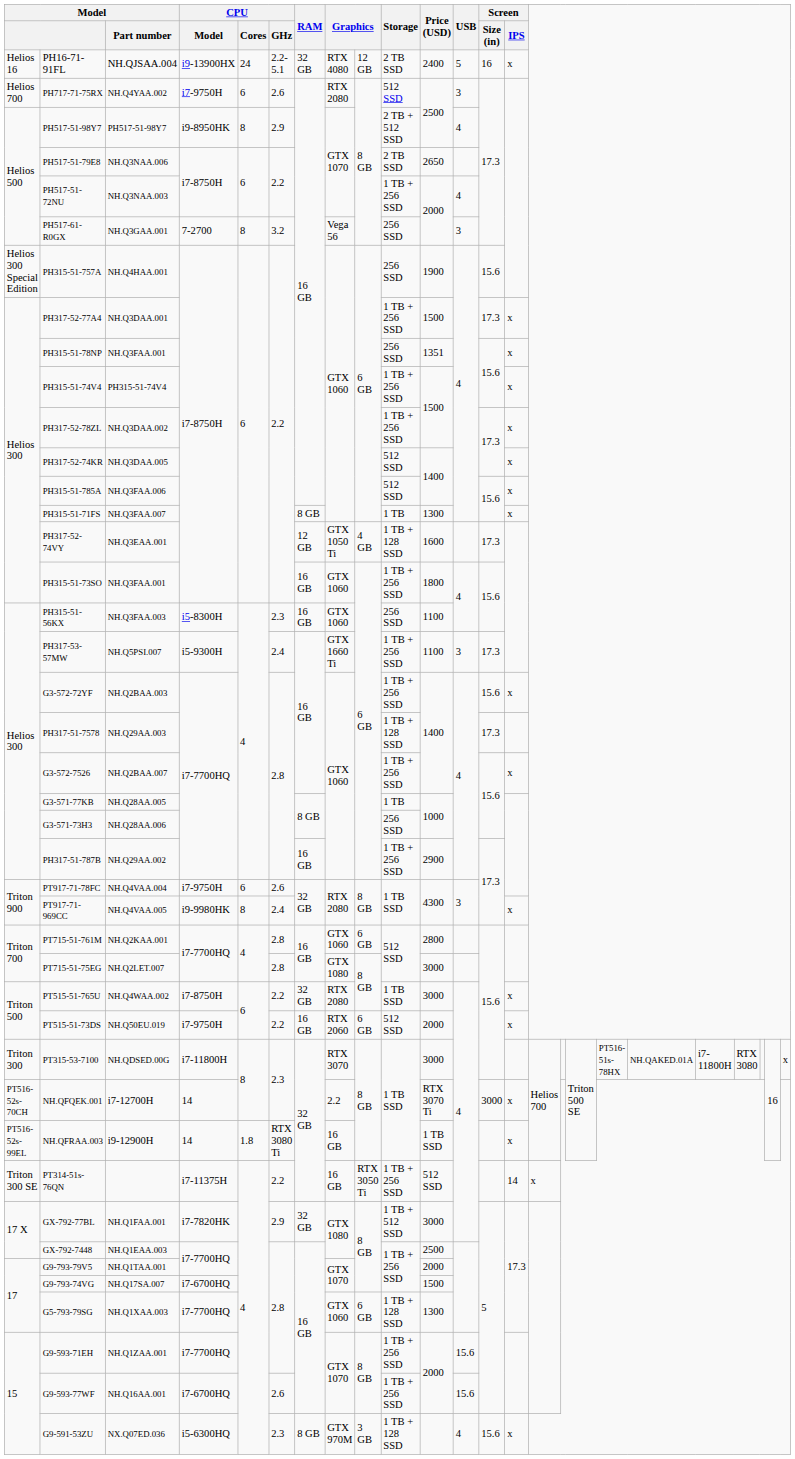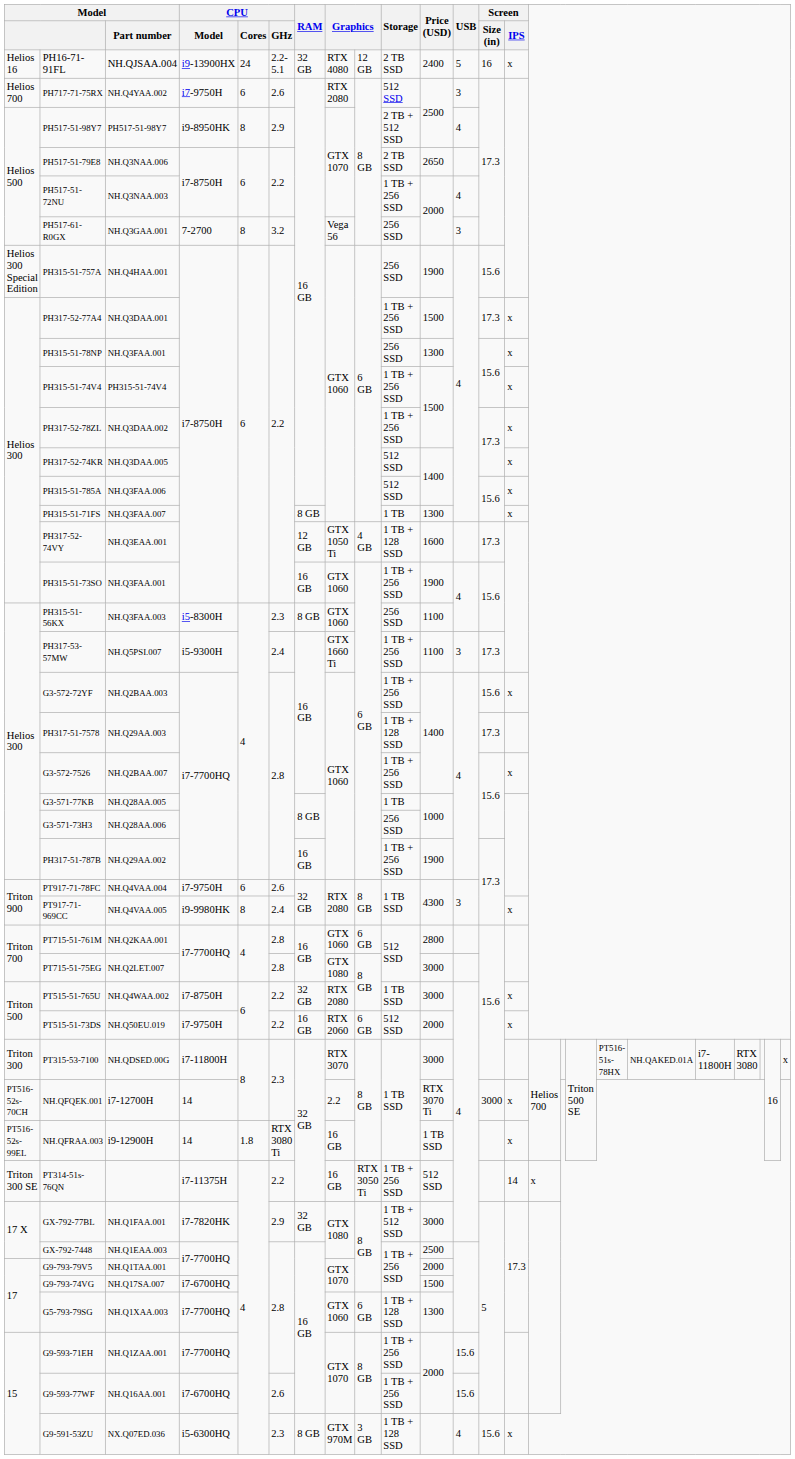(433, 352) 1351 -> (433, 352) 1300
(433, 582) 1800 -> (433, 582) 1900
(304, 617) 16 GB -> (308, 617) 8 GB
(433, 859) 2900 -> (433, 859) 1900
